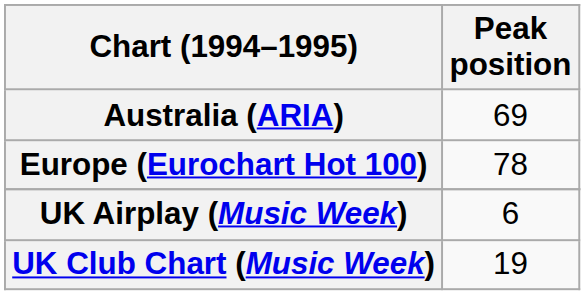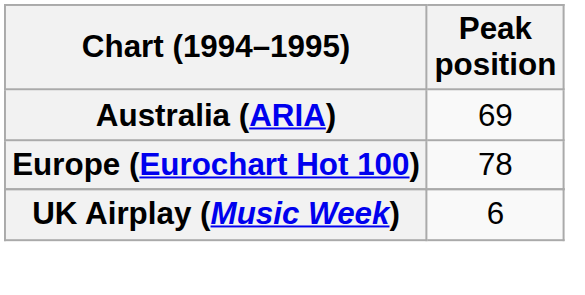- row: (224, 263)
